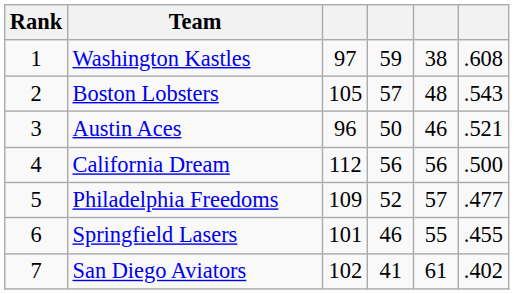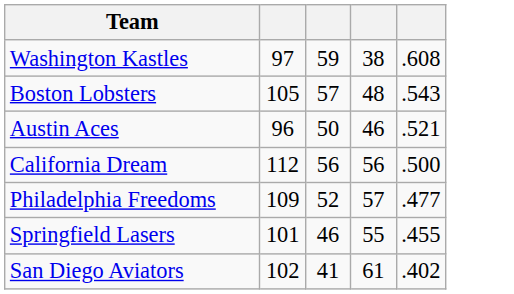- column: (36, 22)
